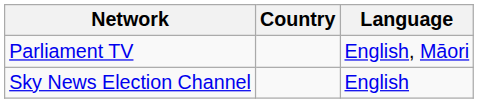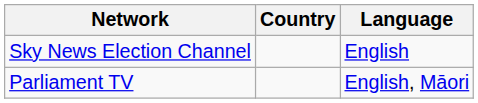rows swapped: (130, 82) <-> (71, 51)
